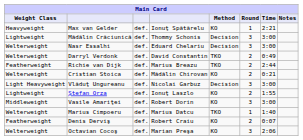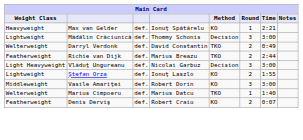- row: (89, 47)
- row: (95, 75)
- row: (93, 131)
